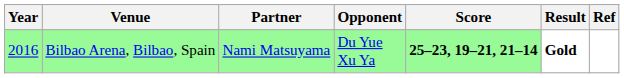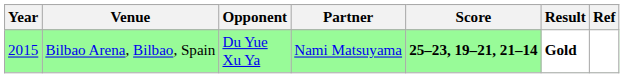columns swapped: (276, 17) <-> (370, 17)
(23, 51) 2016 -> (23, 51) 2015
